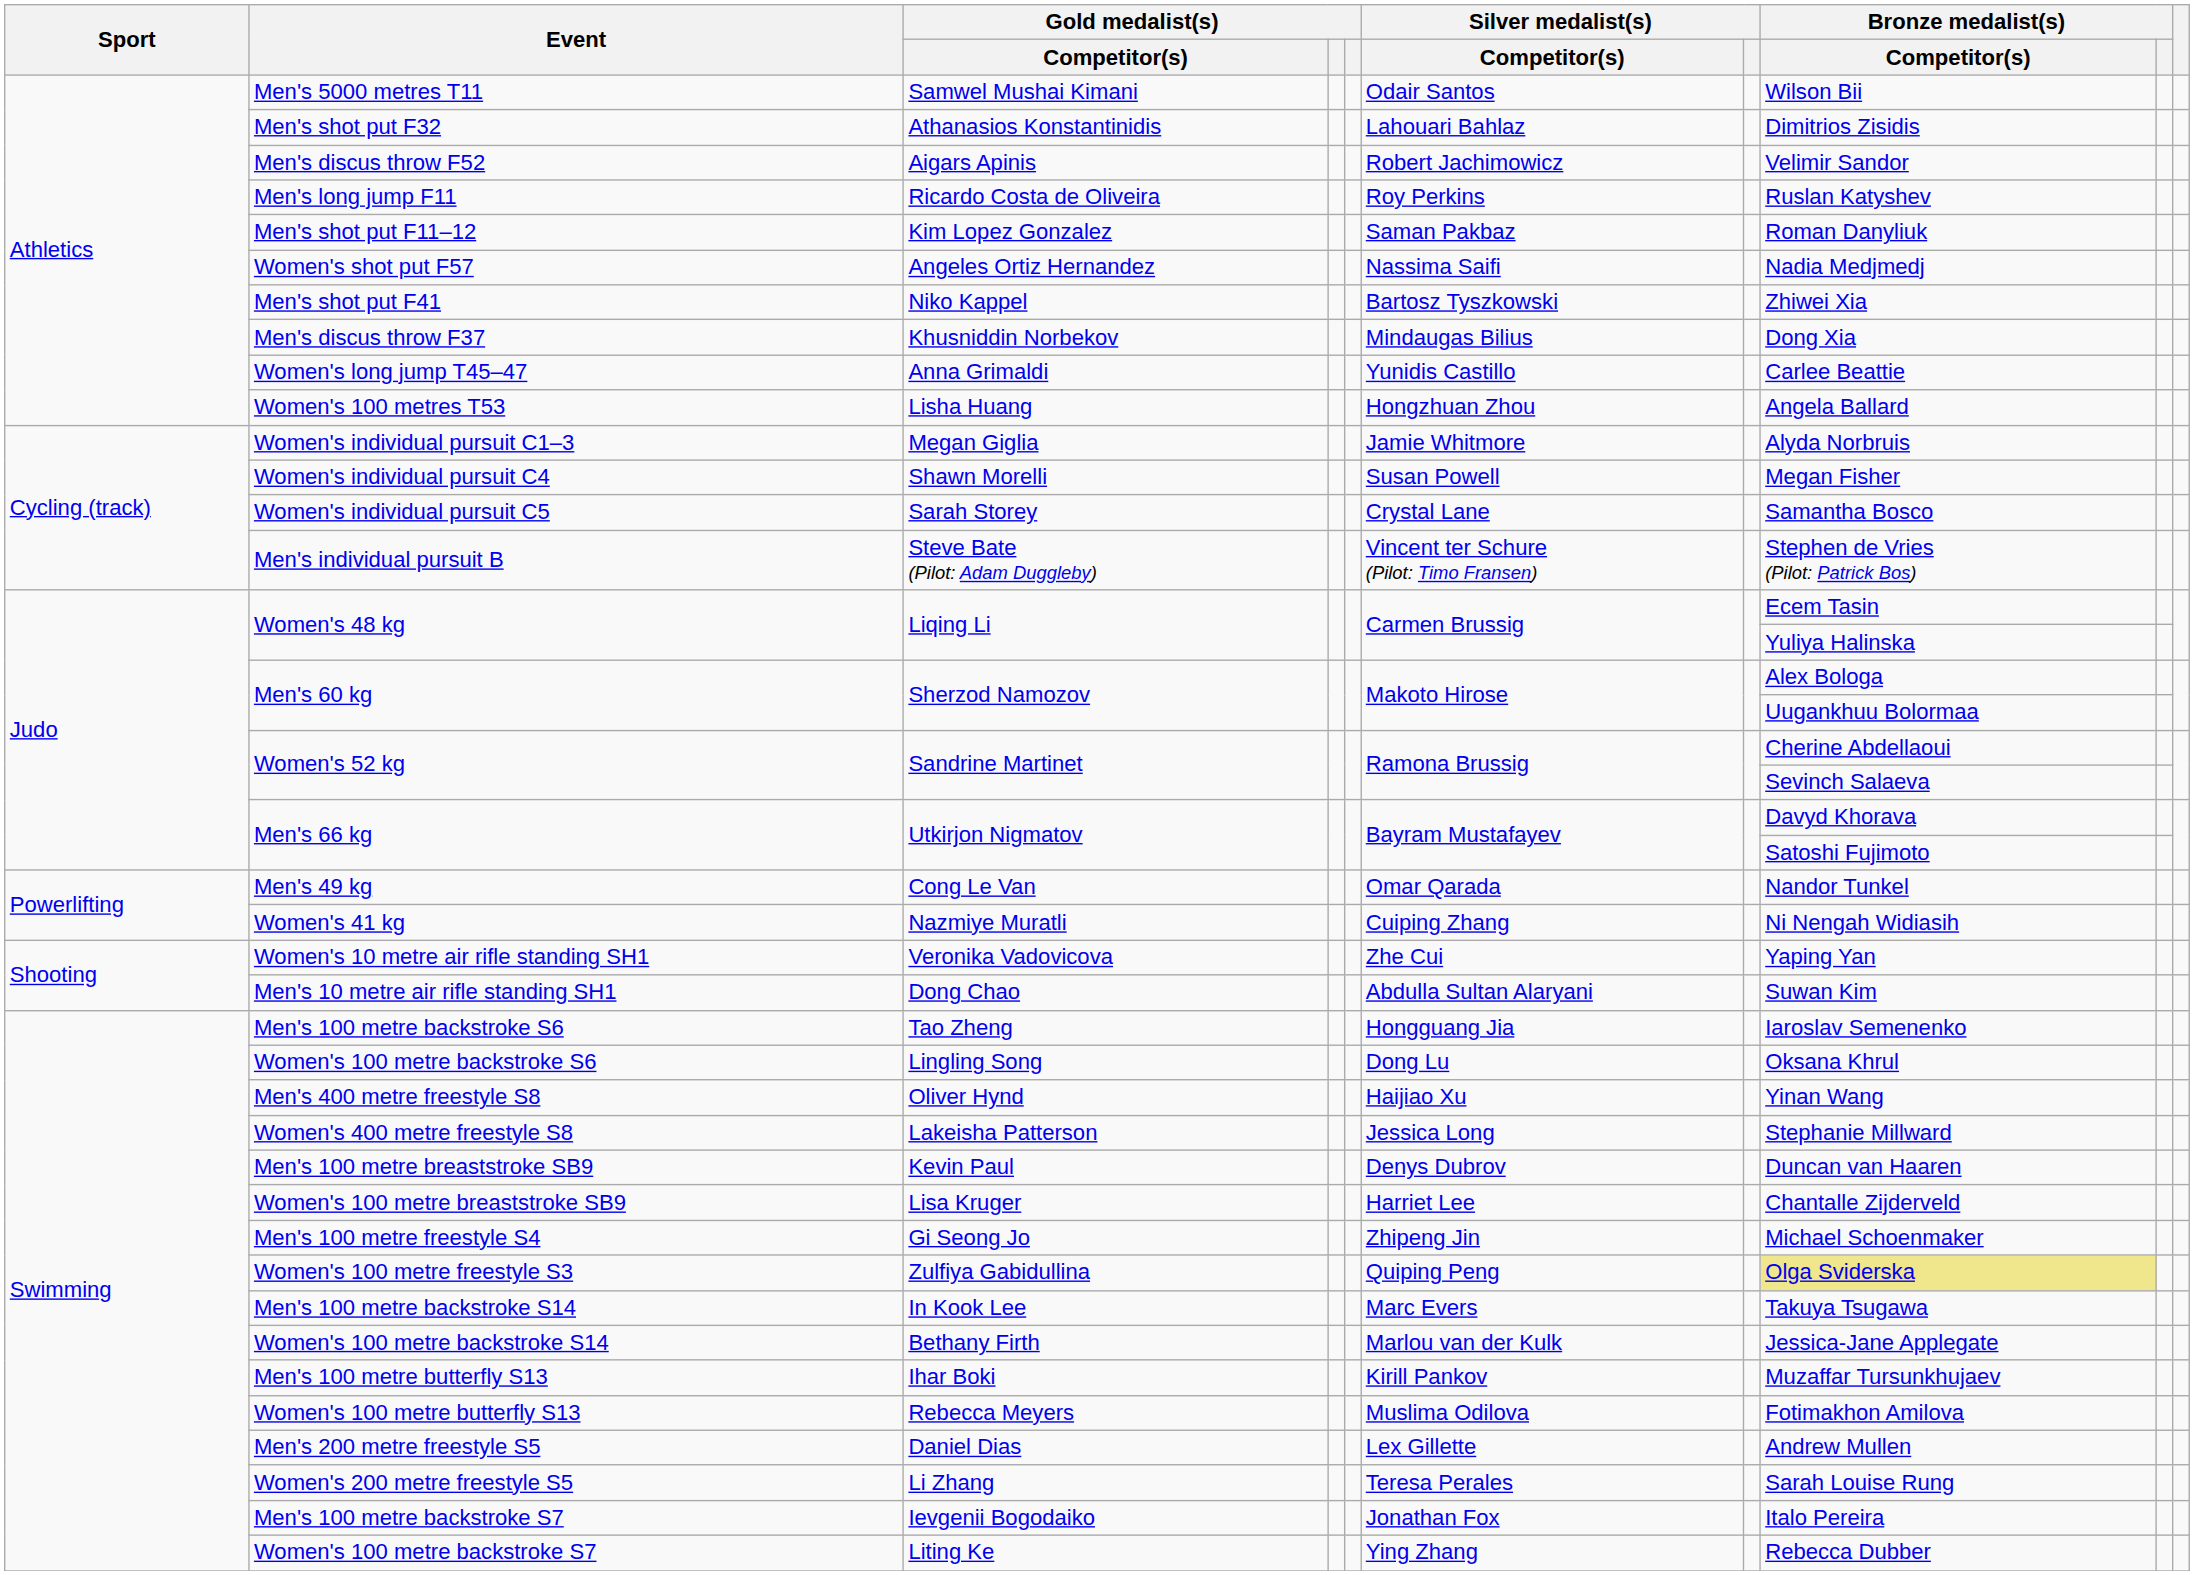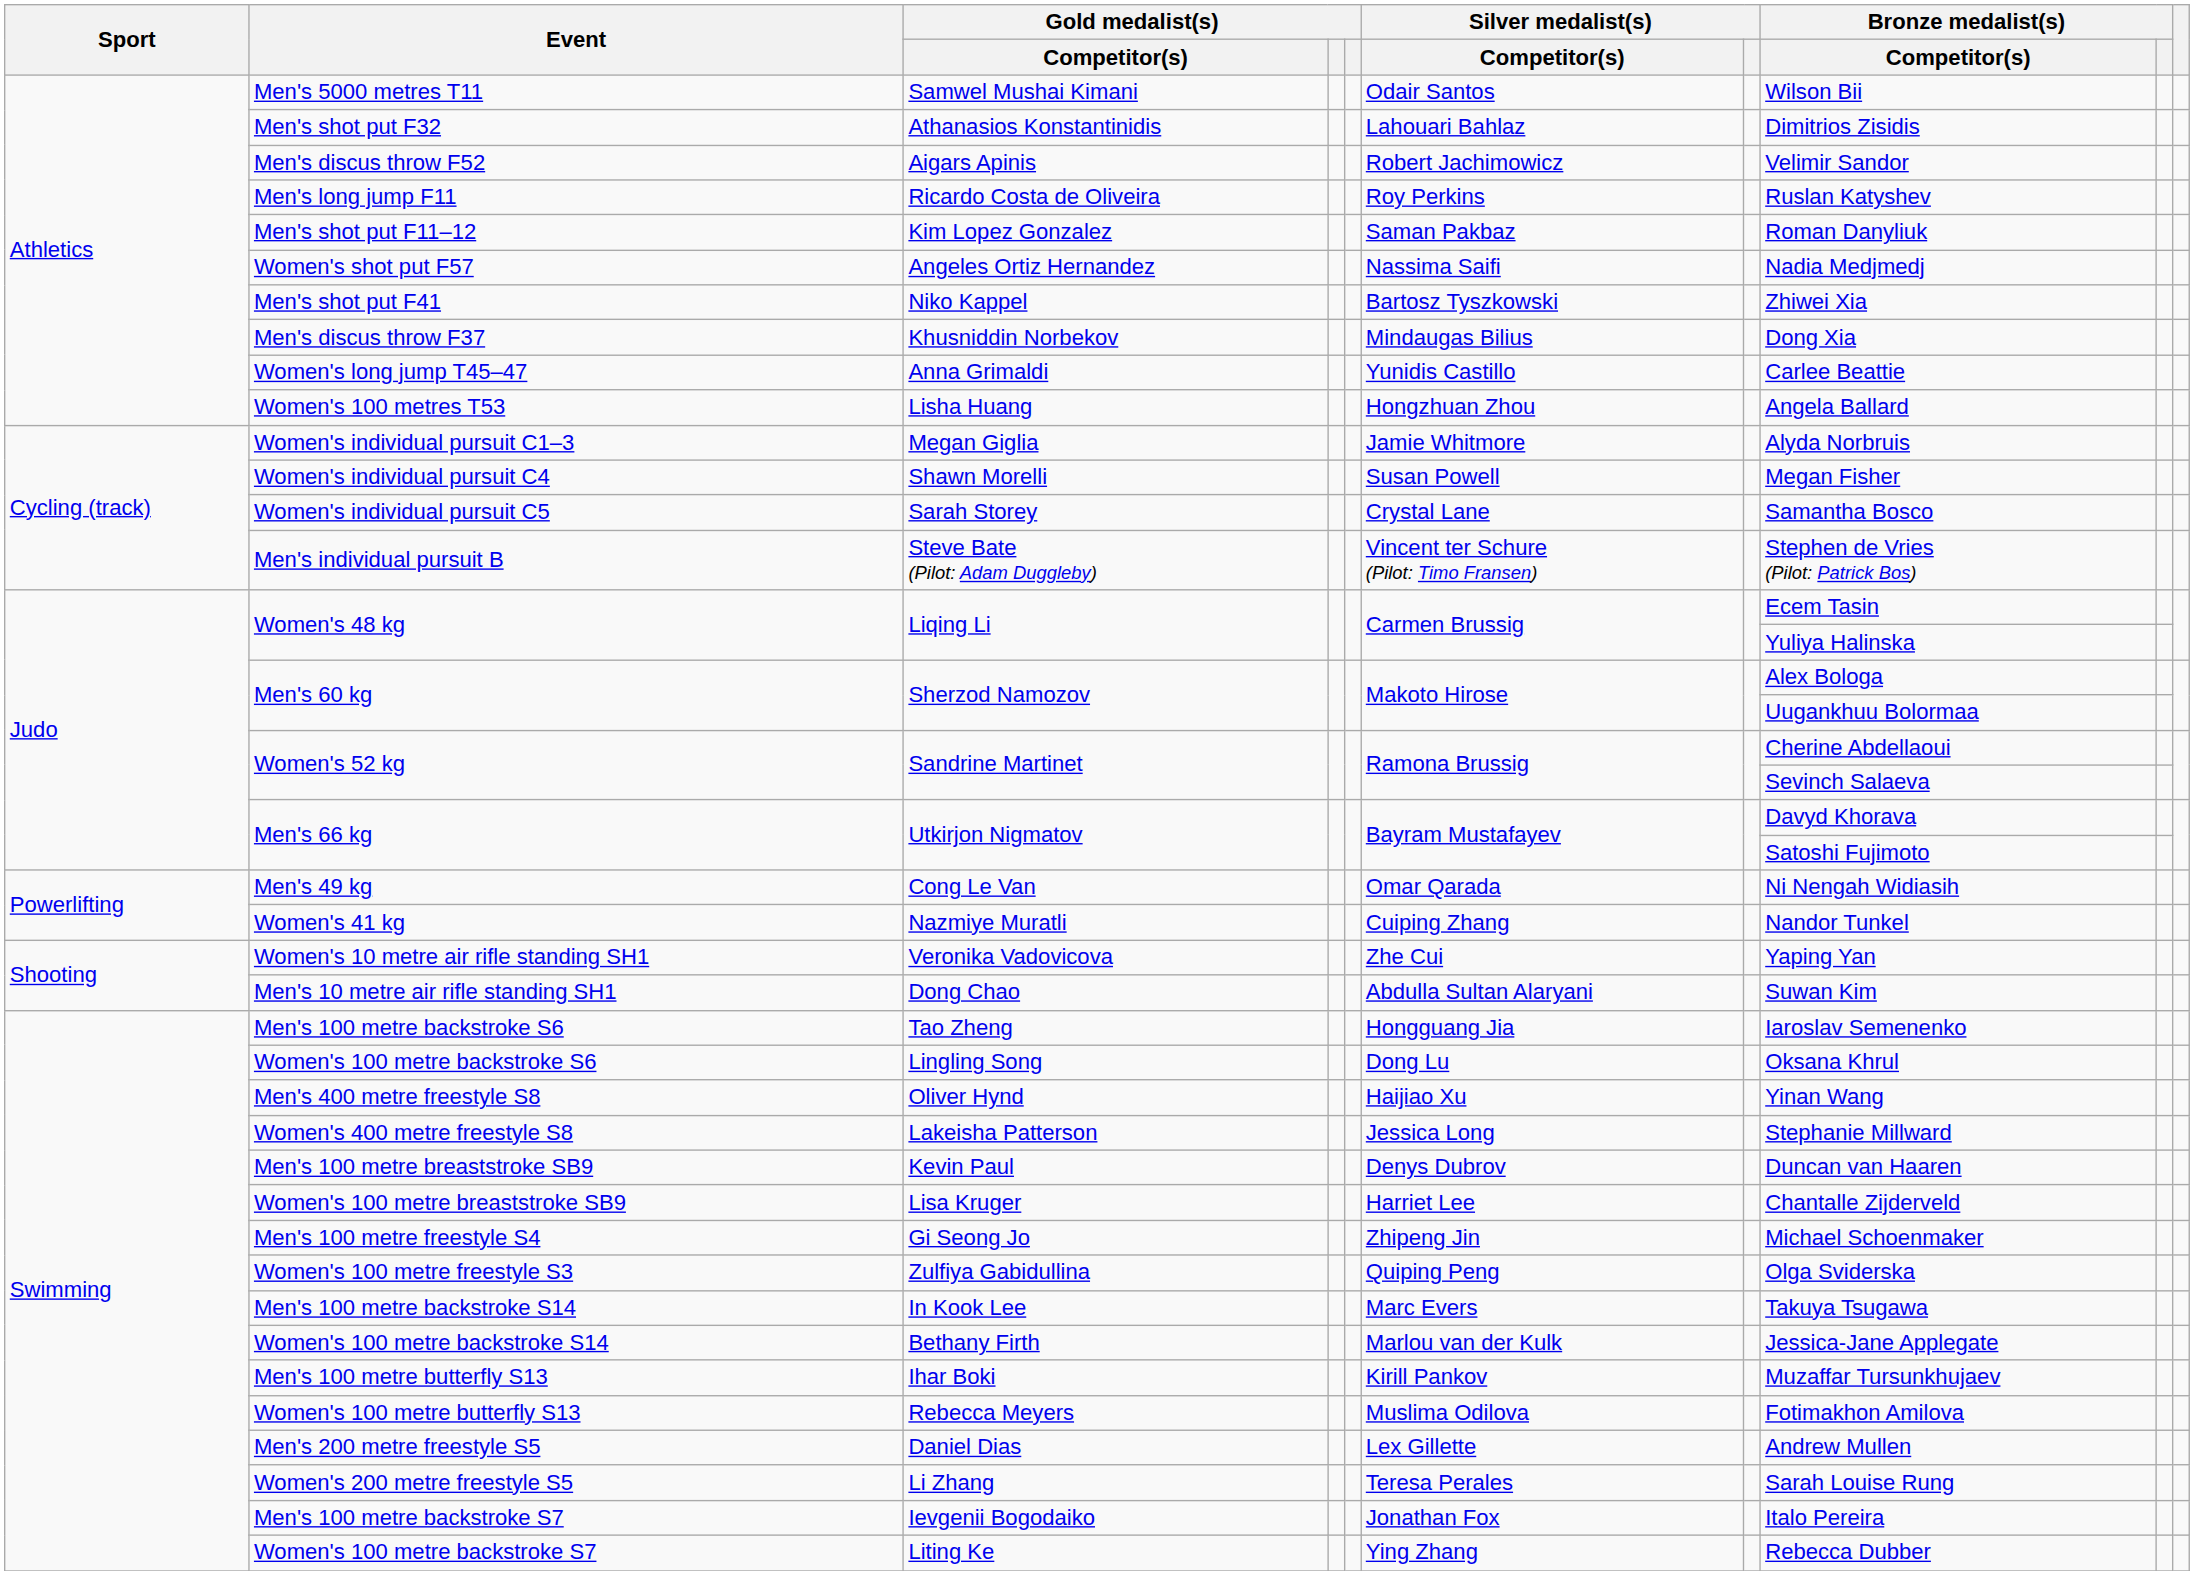(1837, 887) Nandor Tunkel -> (1862, 887) Ni Nengah Widiasih
(1862, 922) Ni Nengah Widiasih -> (1837, 922) Nandor Tunkel
(1840, 1272) khaki background -> (1840, 1272) no background
